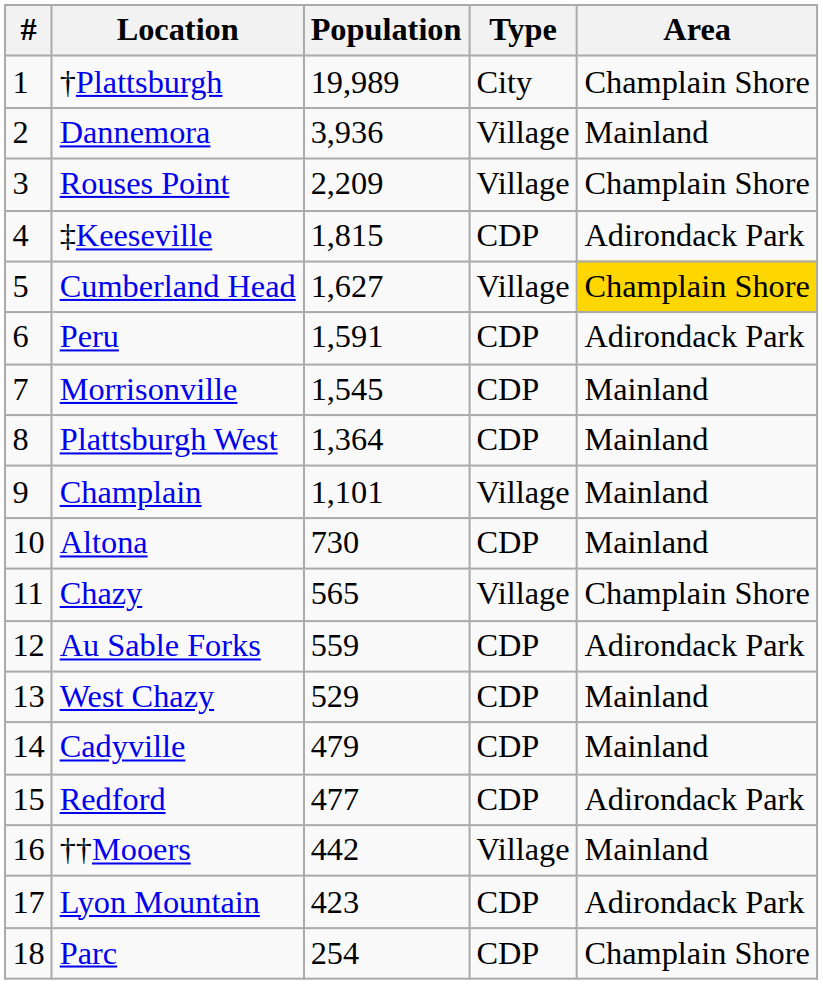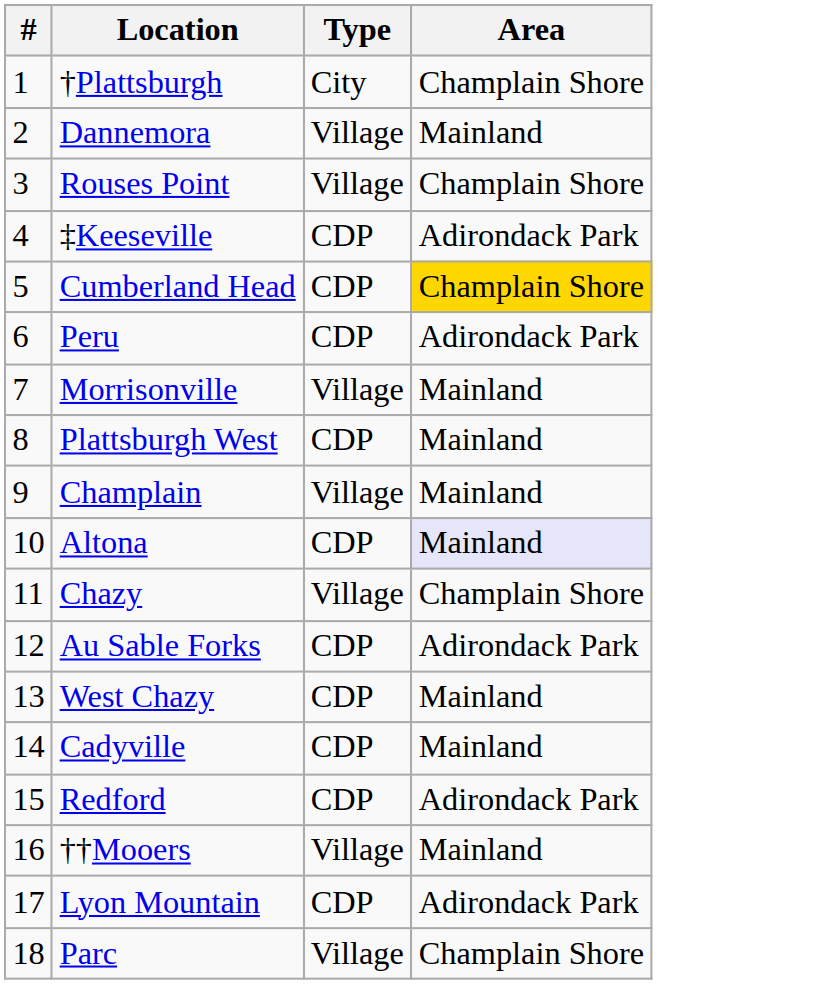- column: (386, 30)
(523, 286) Village -> (342, 286) CDP
(508, 388) CDP -> (357, 388) Village
(646, 542) no background -> (481, 542) lavender background
(508, 952) CDP -> (357, 952) Village
